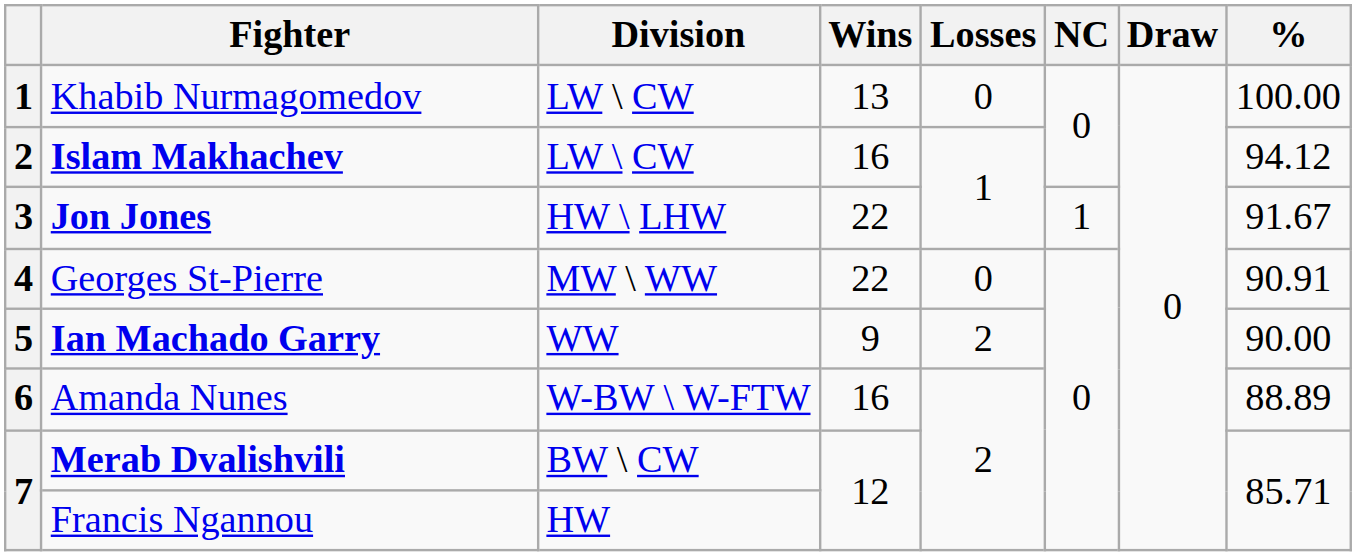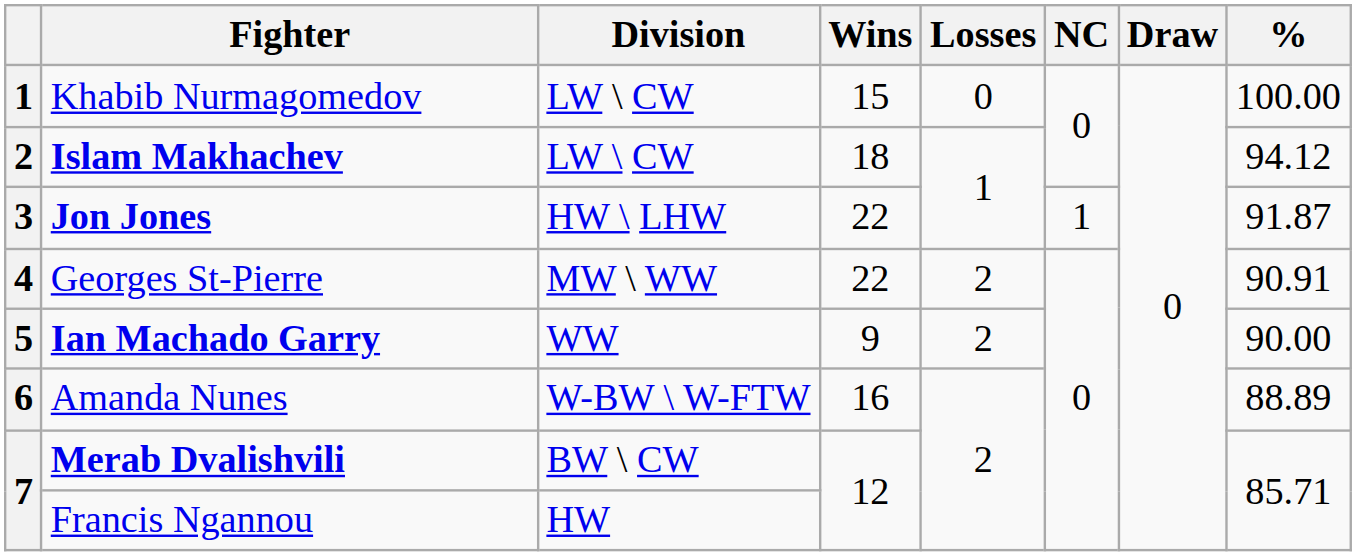(870, 95) 13 -> (870, 95) 15
(870, 156) 16 -> (870, 156) 18
(1288, 216) 91.67 -> (1288, 216) 91.87
(983, 277) 0 -> (983, 277) 2
